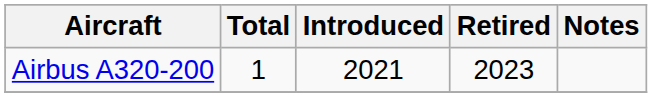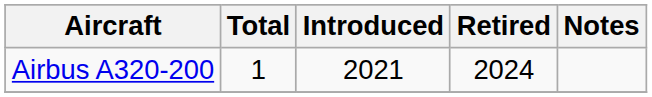(504, 69) 2023 -> (504, 69) 2024
